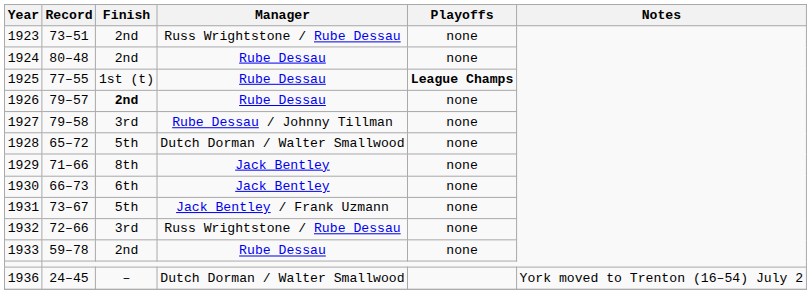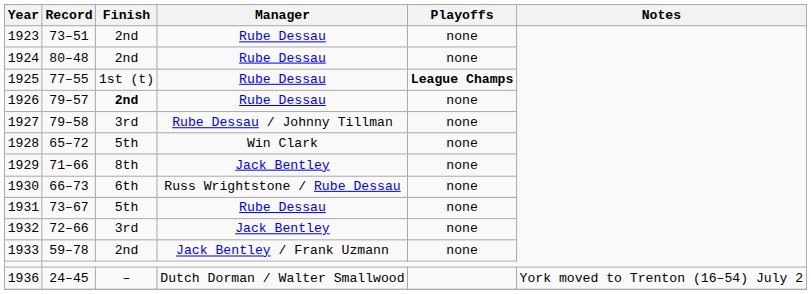(282, 37) Russ Wrightstone / Rube Dessau -> (282, 37) Rube Dessau
(282, 144) Dutch Dorman / Walter Smallwood -> (282, 144) Win Clark
(282, 186) Jack Bentley -> (282, 186) Russ Wrightstone / Rube Dessau
(282, 208) Jack Bentley / Frank Uzmann -> (282, 208) Rube Dessau
(282, 229) Russ Wrightstone / Rube Dessau -> (282, 229) Jack Bentley
(282, 251) Rube Dessau -> (282, 251) Jack Bentley / Frank Uzmann
